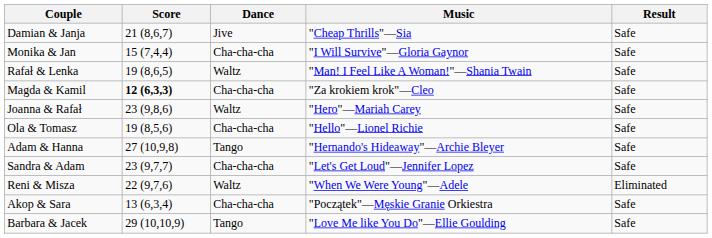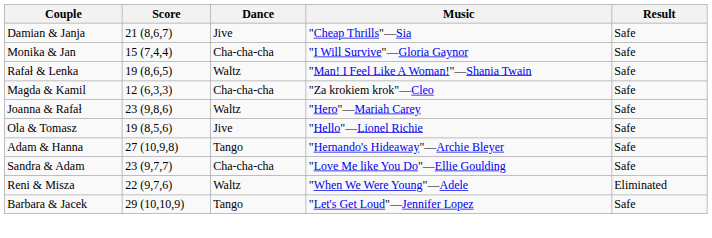(149, 90) bold -> (149, 90) normal
(244, 128) Cha-cha-cha -> (223, 128) Jive
(391, 166) "Let's Get Loud"—Jennifer Lopez -> (407, 166) "Love Me like You Do"—Ellie Goulding
- row: (39, 204)
(407, 223) "Love Me like You Do"—Ellie Goulding -> (391, 204) "Let's Get Loud"—Jennifer Lopez
